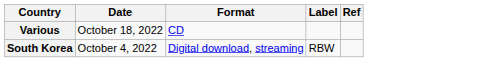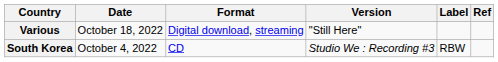+ column: (372, 13)
(176, 30) CD -> (236, 30) Digital download, streaming
(236, 48) Digital download, streaming -> (176, 48) CD
